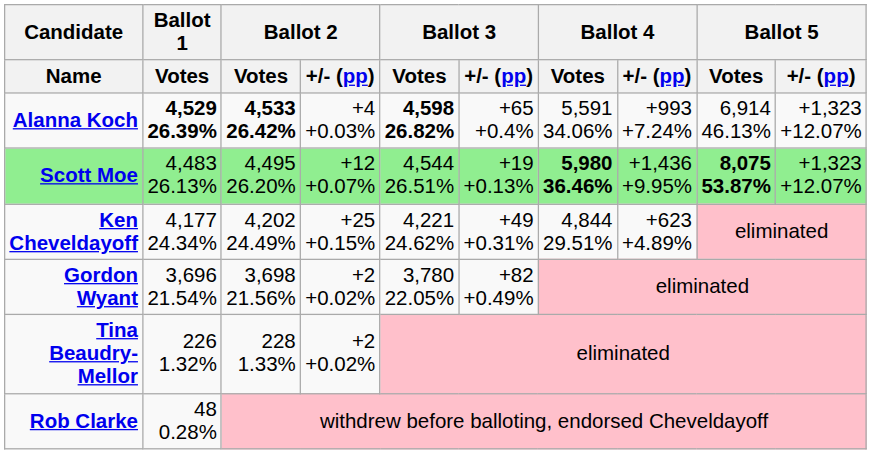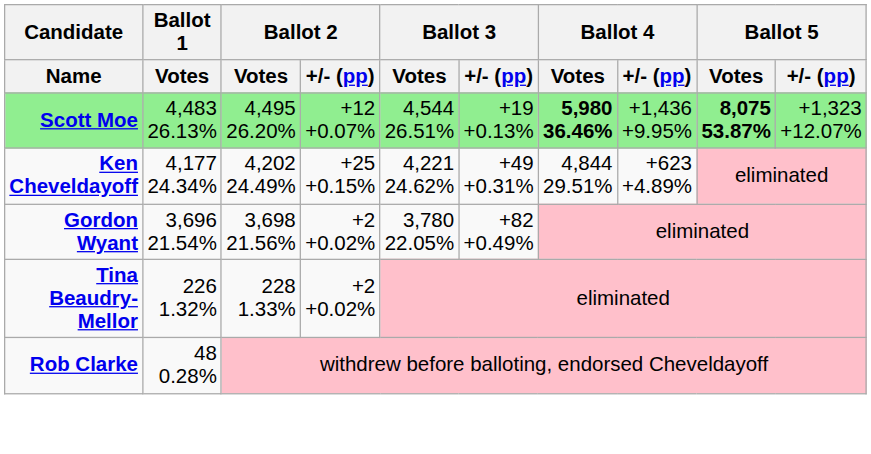- row: (75, 120)
